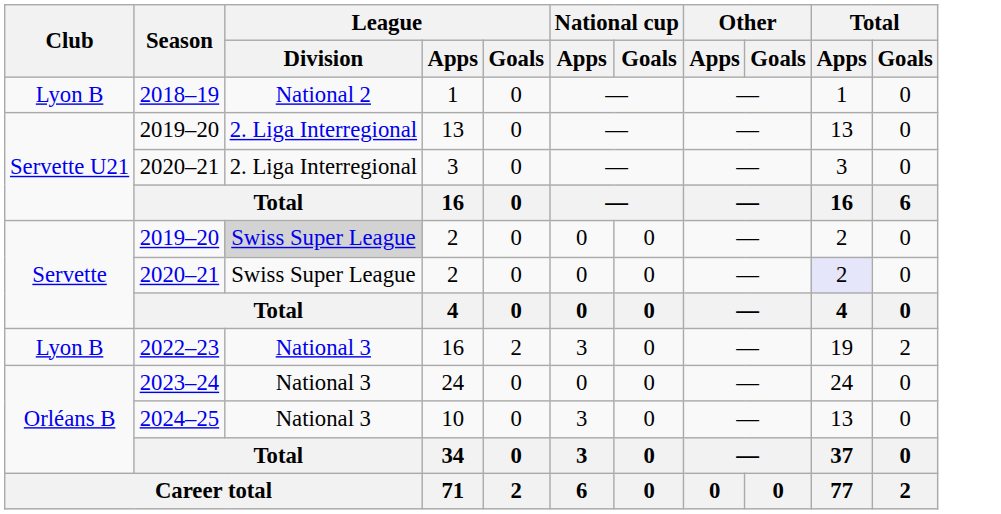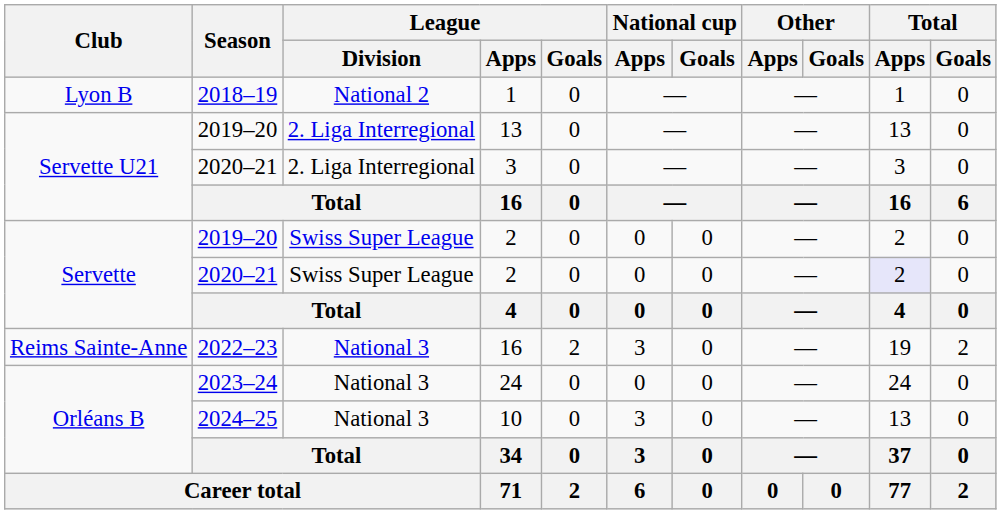(323, 238) lightgrey background -> (381, 238) no background
(70, 346) Lyon B -> (99, 346) Reims Sainte-Anne
